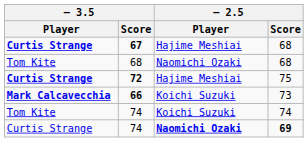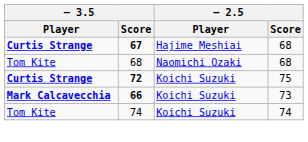(199, 79) Hajime Meshiai -> (196, 79) Koichi Suzuki
- row: (136, 128)
